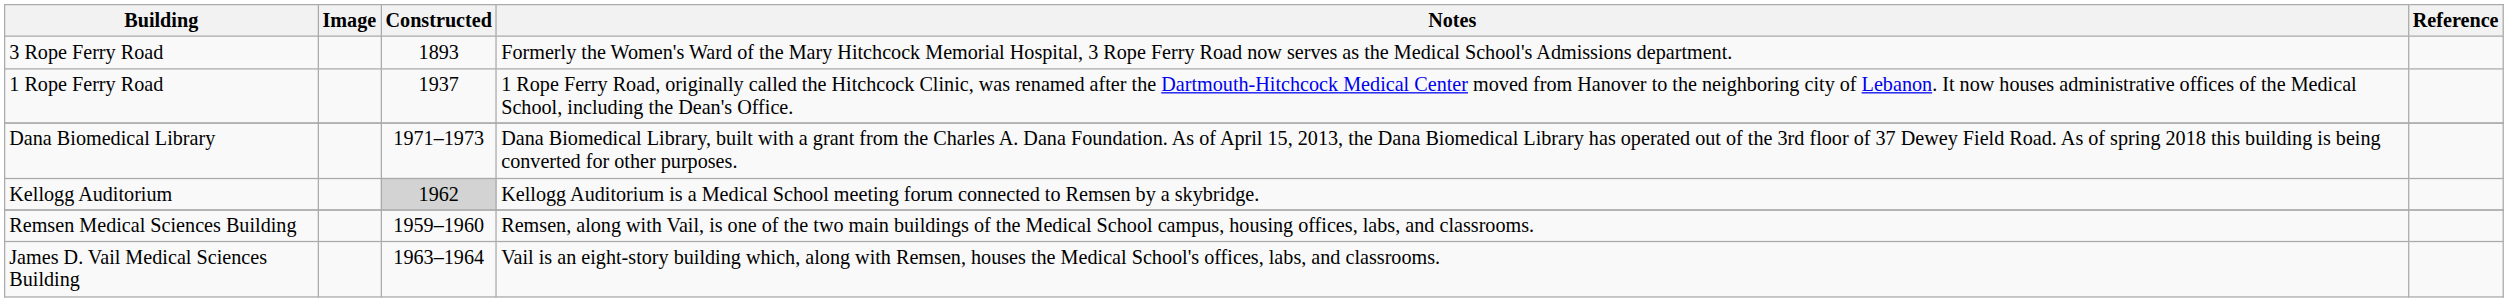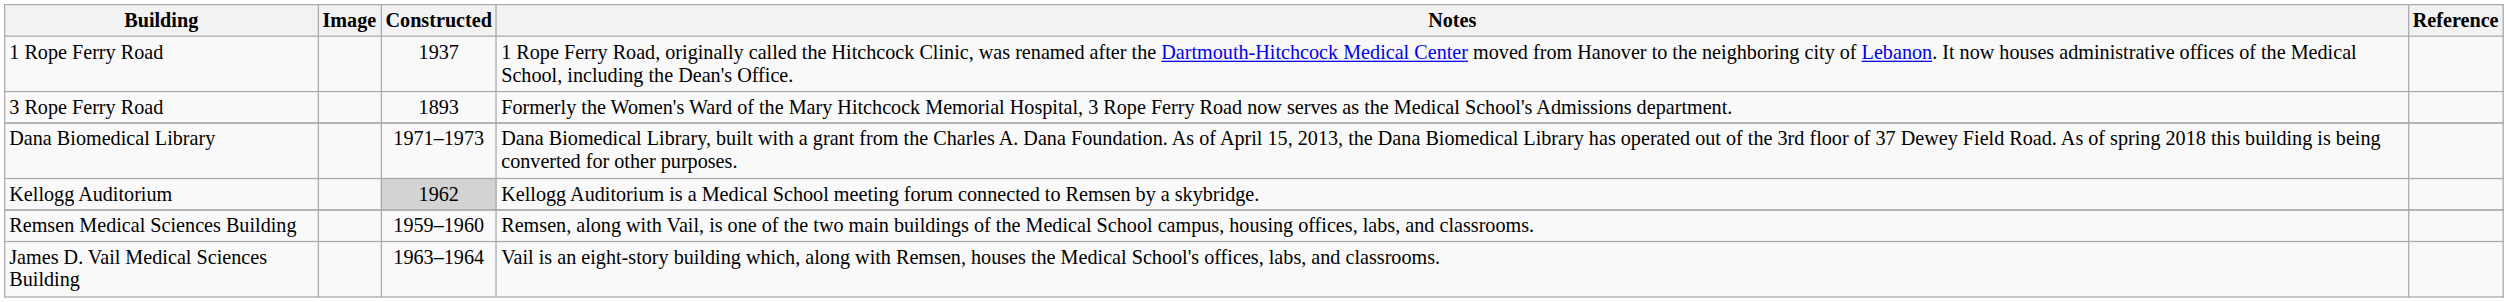rows swapped: (86, 84) <-> (86, 52)
